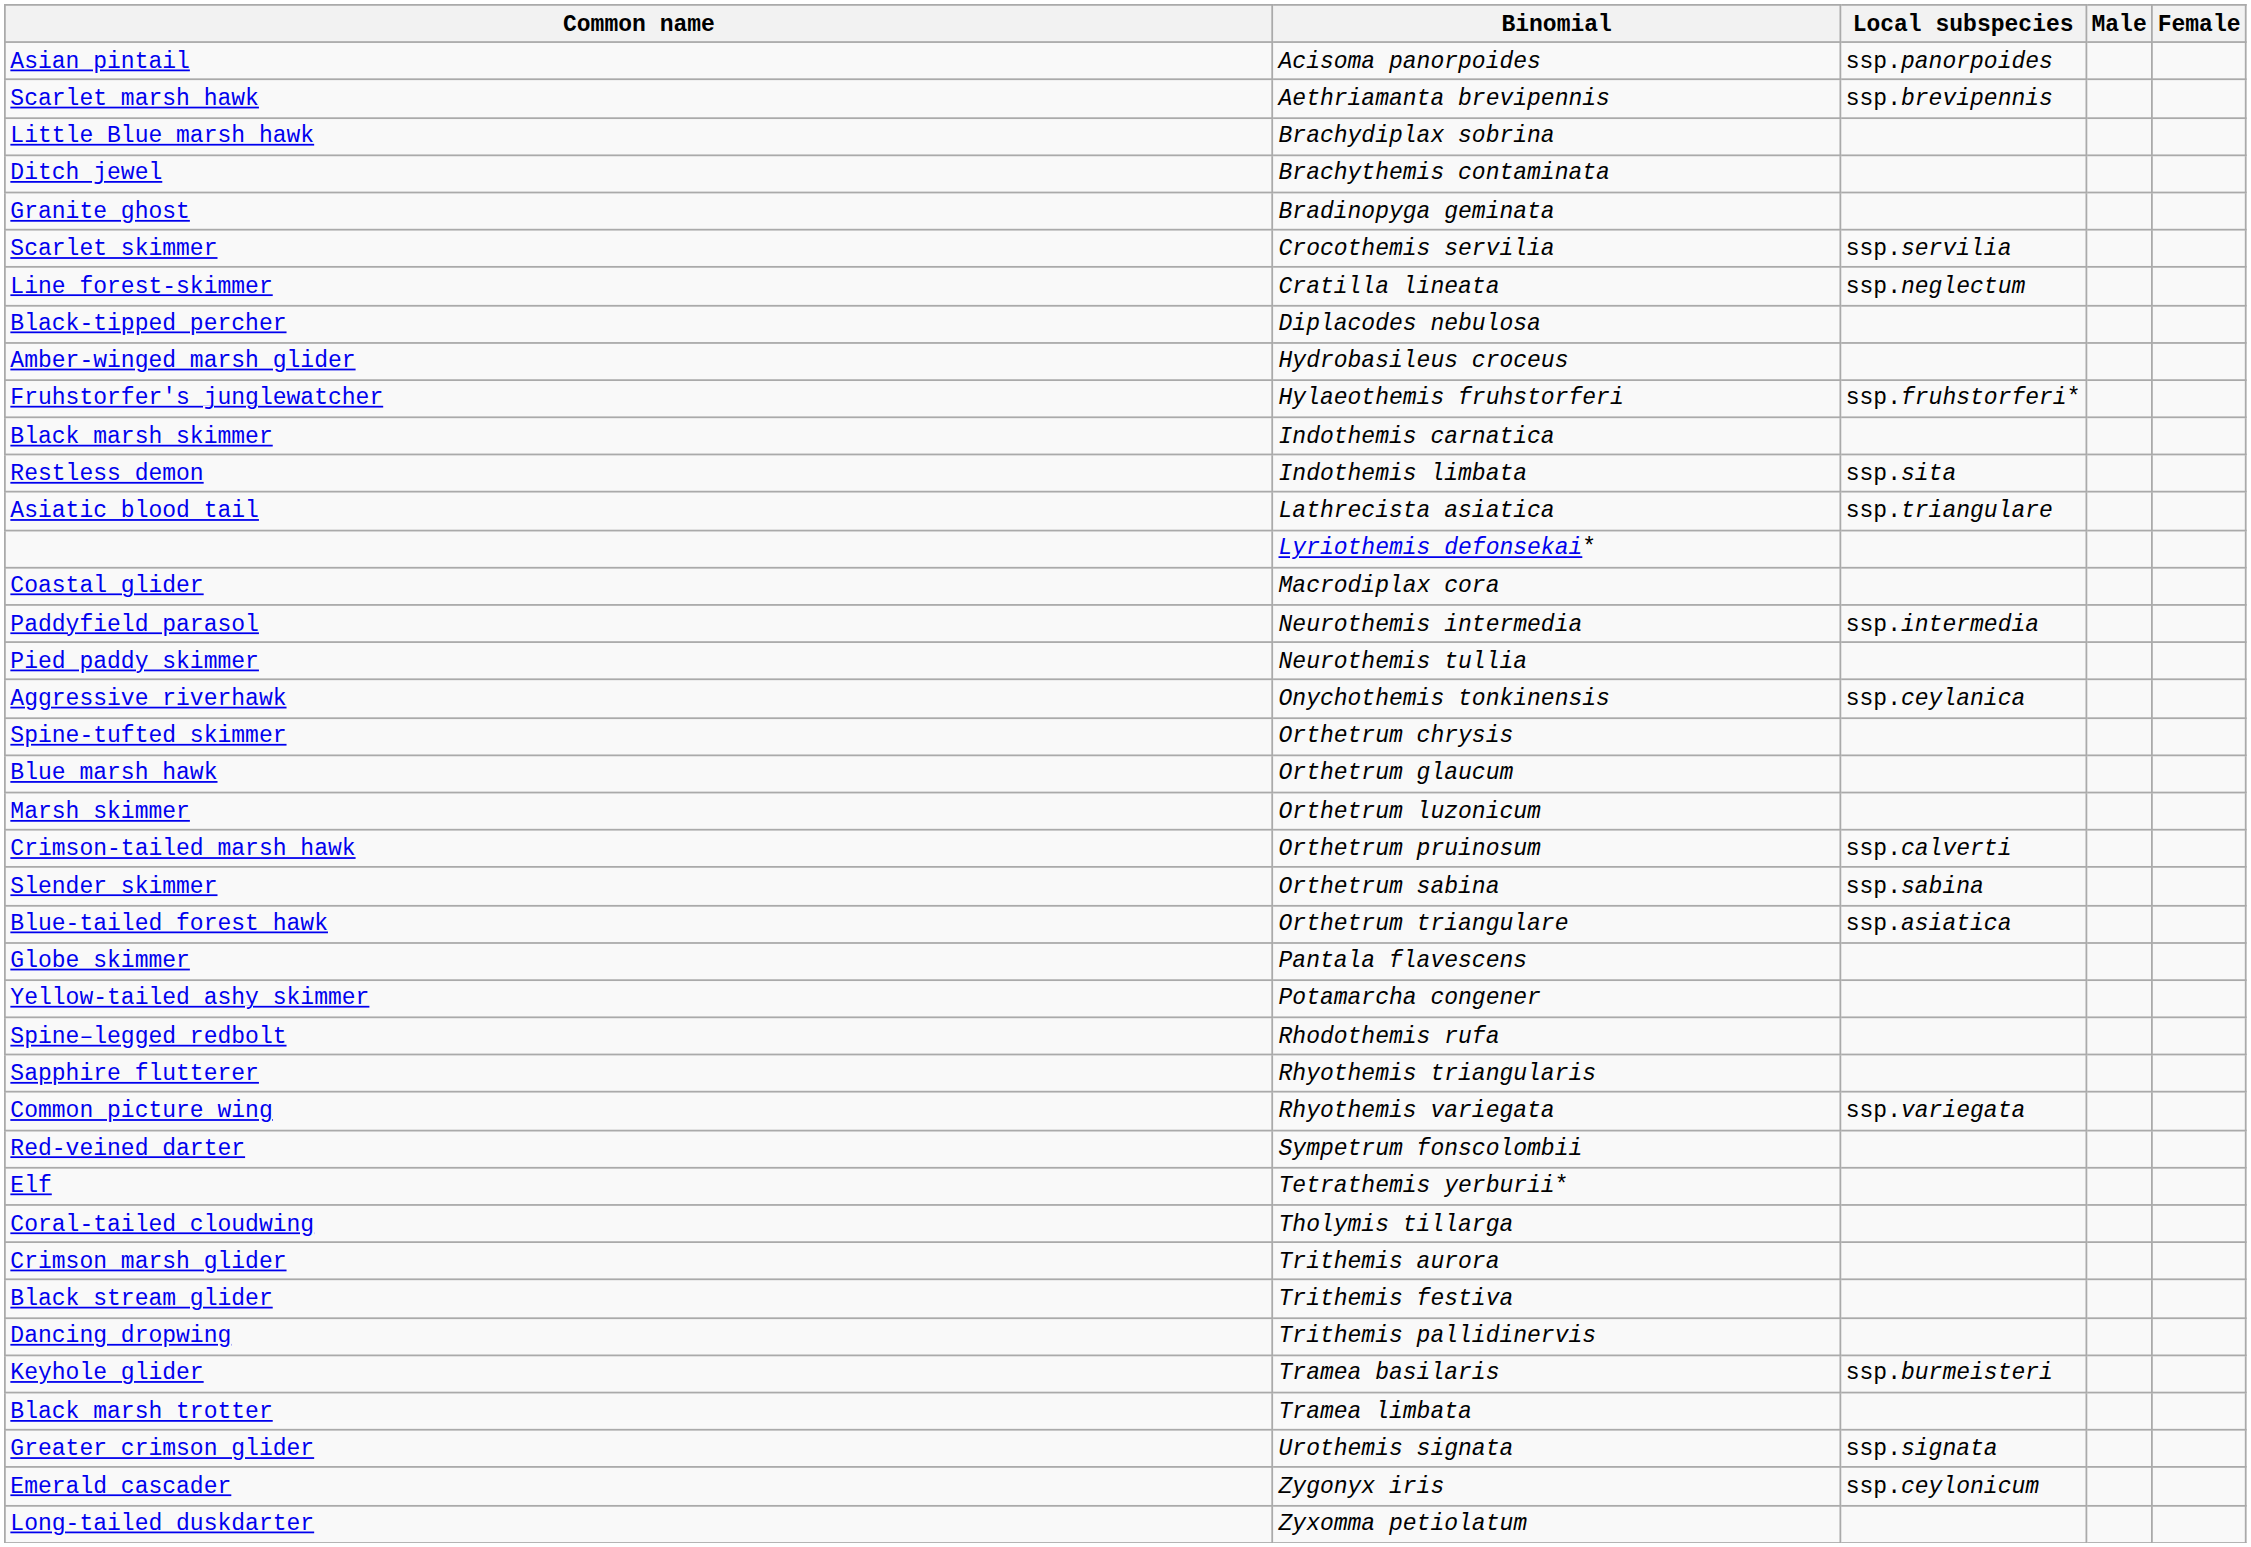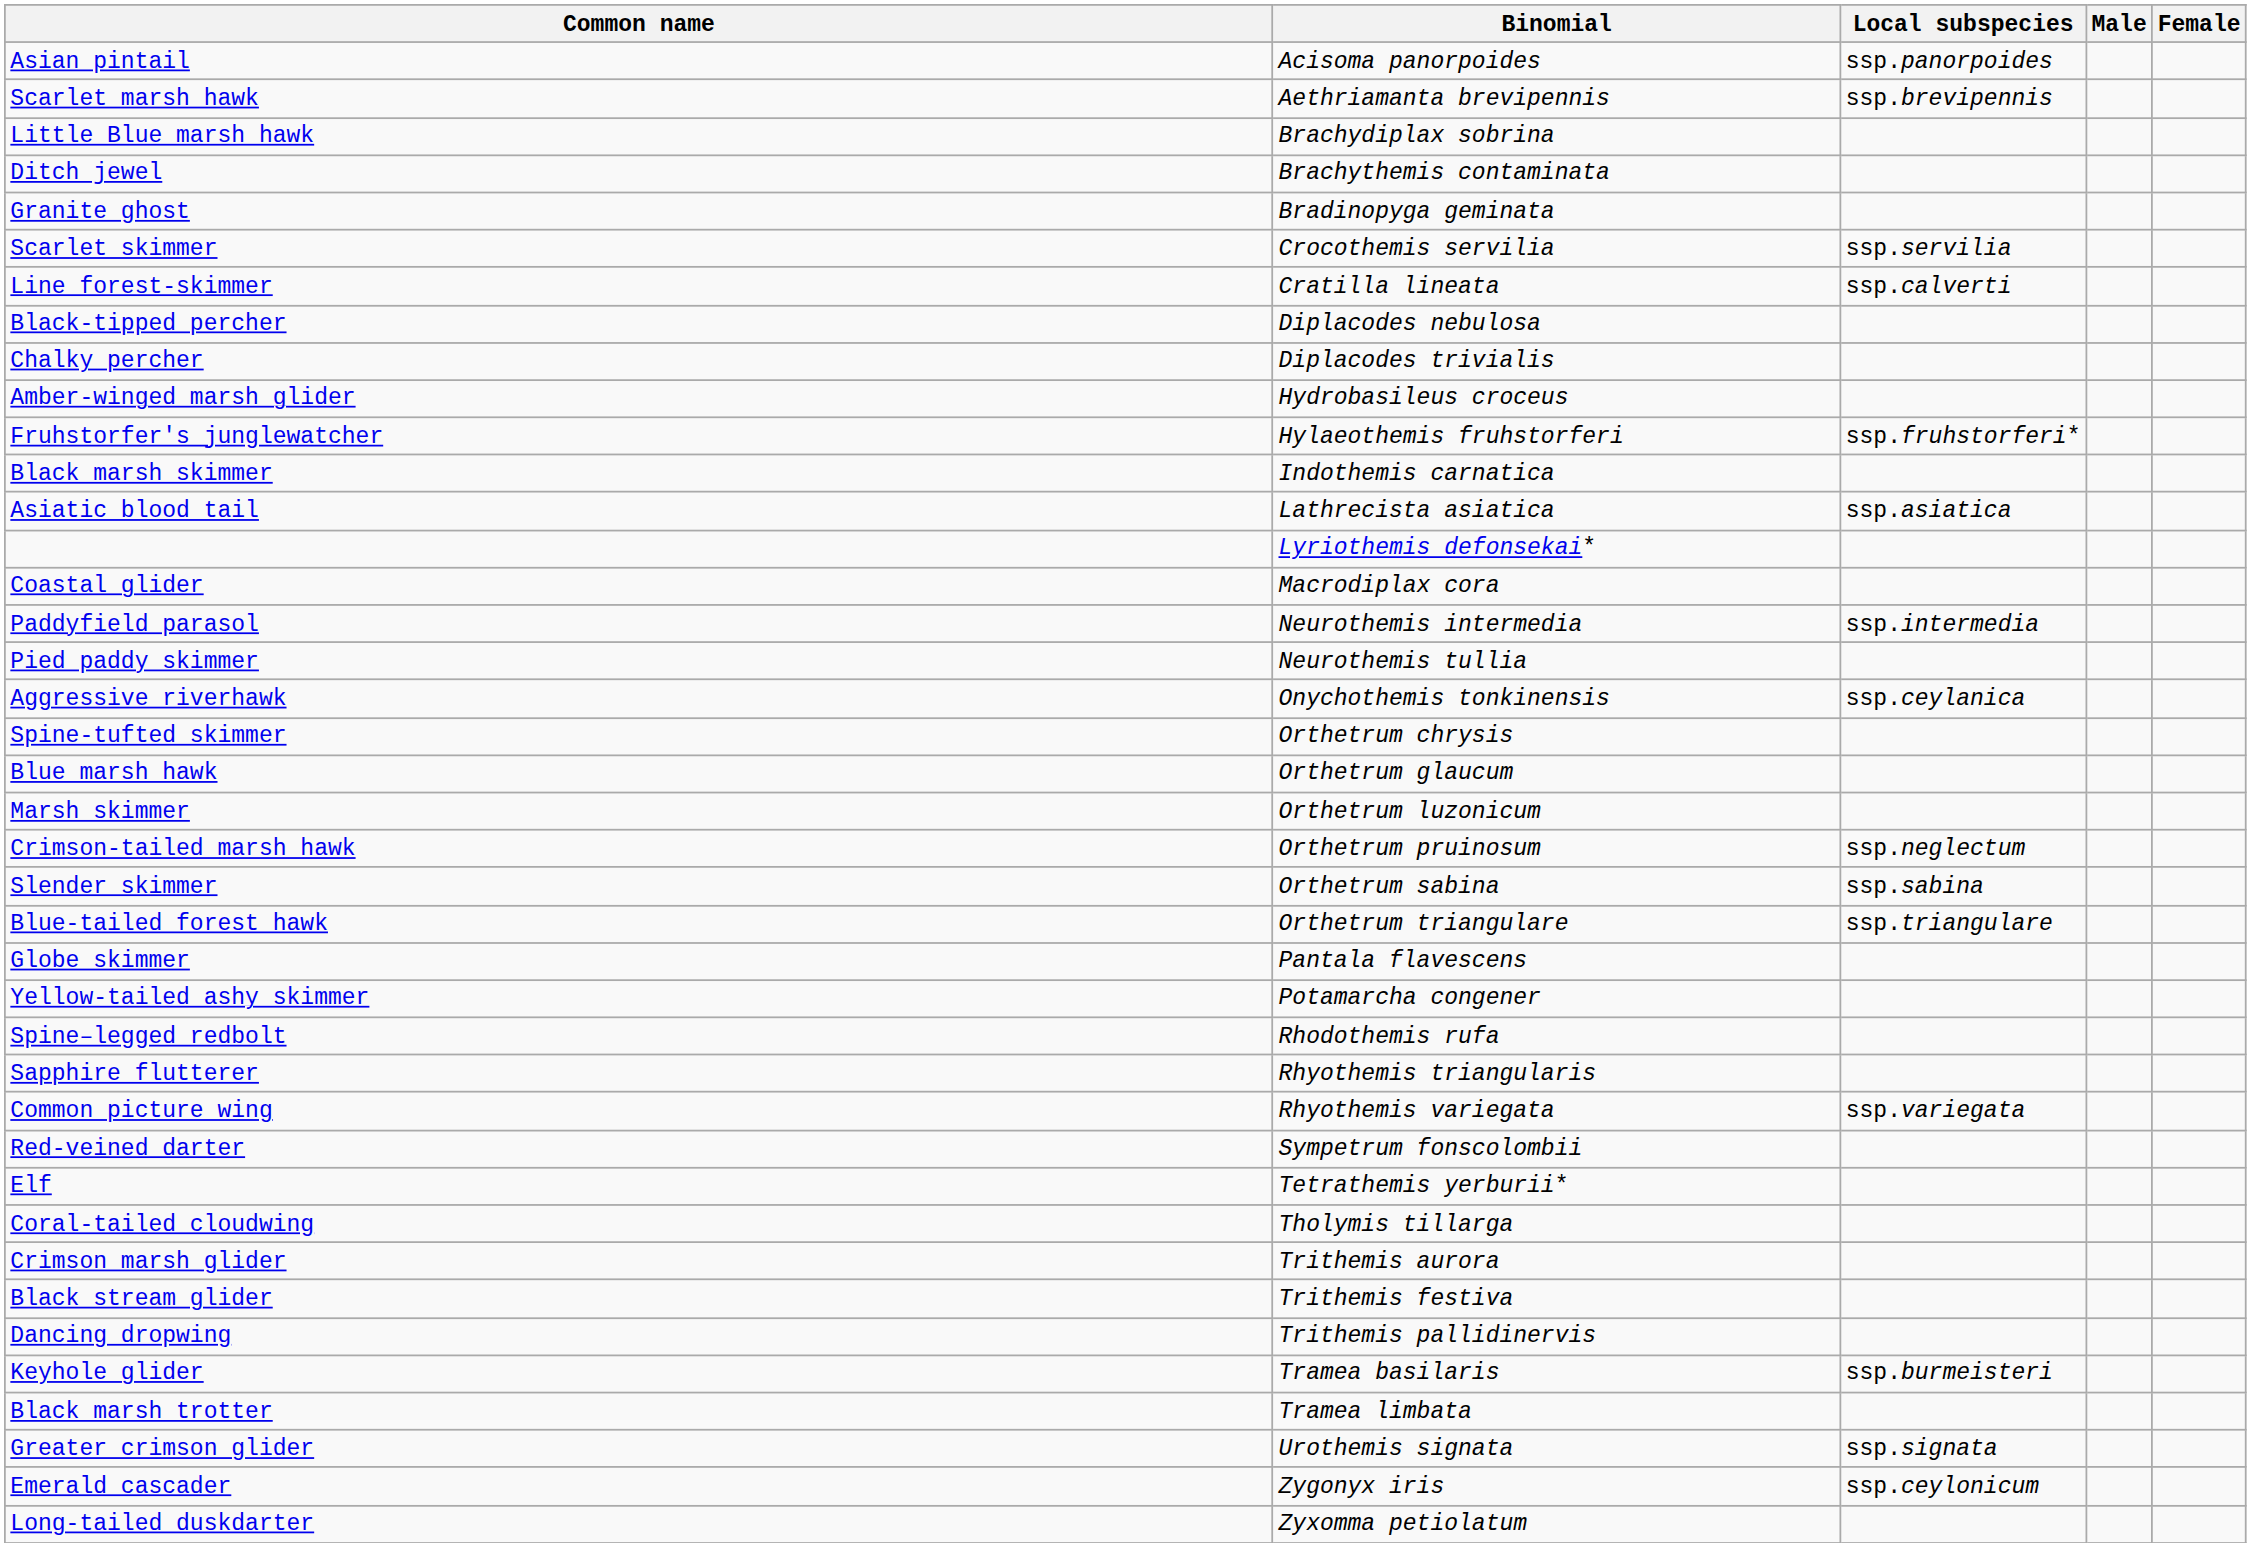(1935, 286) ssp.neglectum -> (1929, 286) ssp.calverti
+ row: (107, 361)
- row: (107, 474)
(1949, 511) ssp.triangulare -> (1929, 511) ssp.asiatica
(1929, 849) ssp.calverti -> (1935, 849) ssp.neglectum
(1929, 924) ssp.asiatica -> (1949, 924) ssp.triangulare
